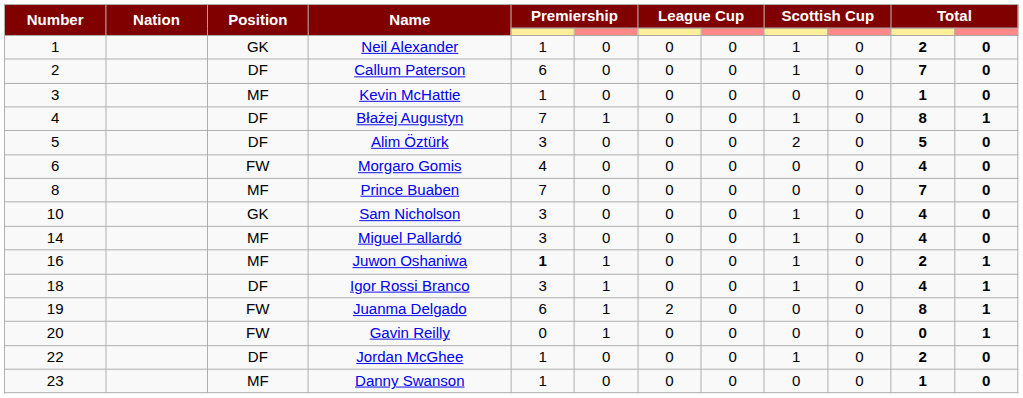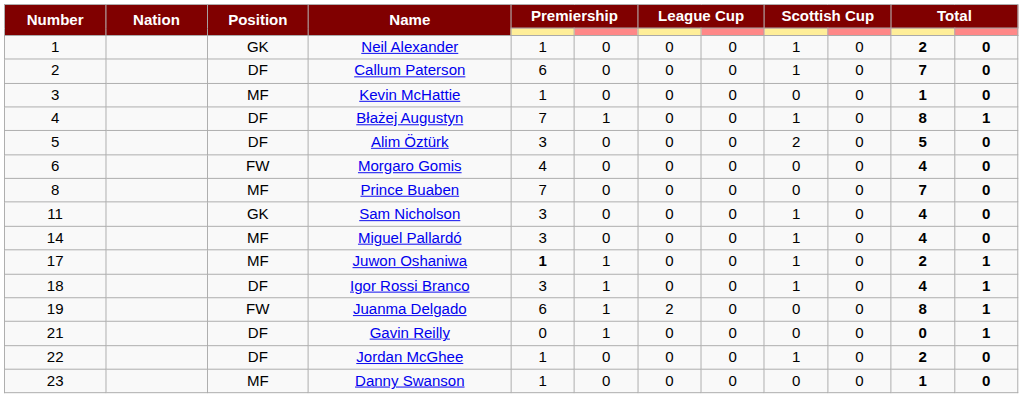(55, 214) 10 -> (55, 214) 11
(55, 261) 16 -> (55, 261) 17
(55, 333) 20 -> (55, 333) 21
(258, 333) FW -> (258, 333) DF
